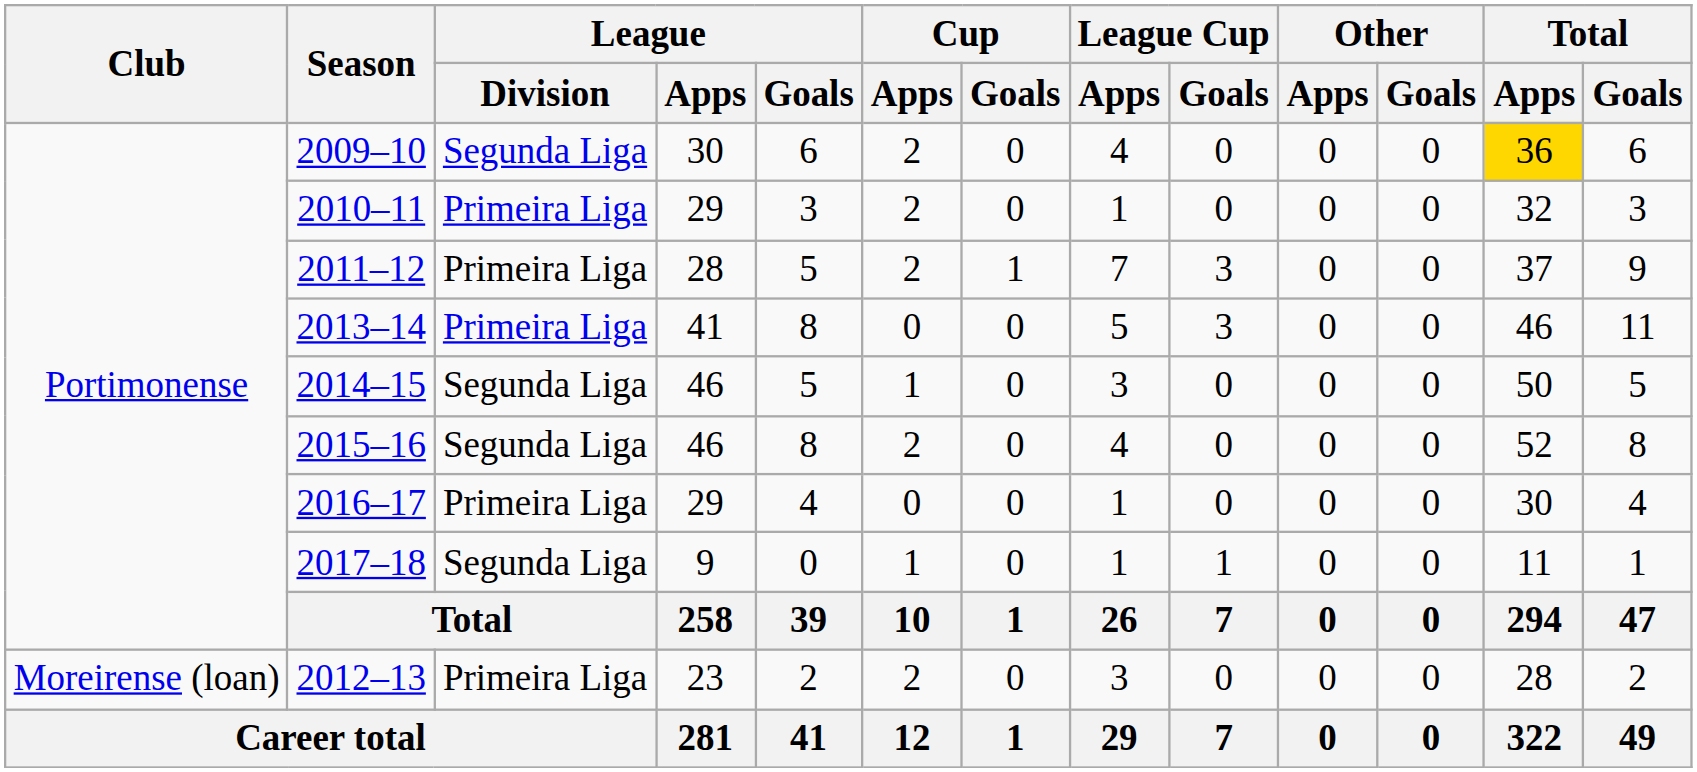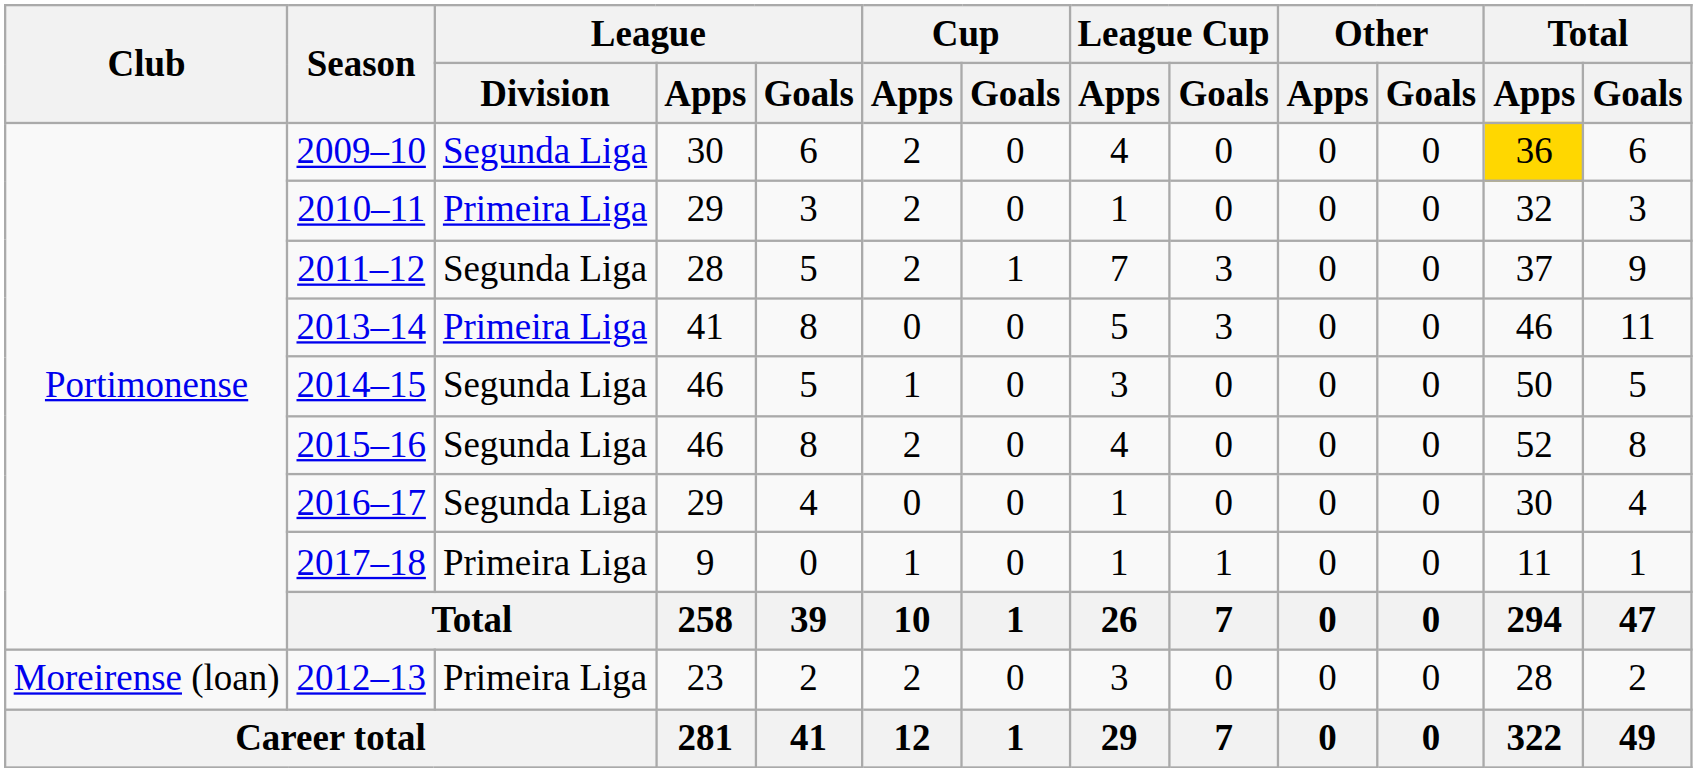(545, 268) Primeira Liga -> (545, 268) Segunda Liga
(545, 502) Primeira Liga -> (545, 502) Segunda Liga
(545, 561) Segunda Liga -> (545, 561) Primeira Liga
